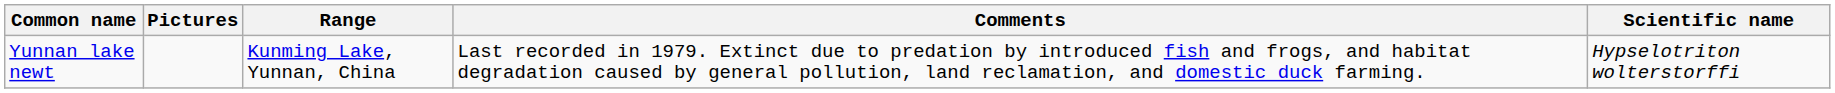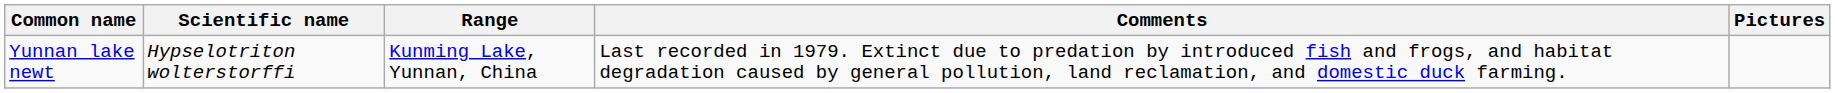columns swapped: (1709, 20) <-> (193, 20)
